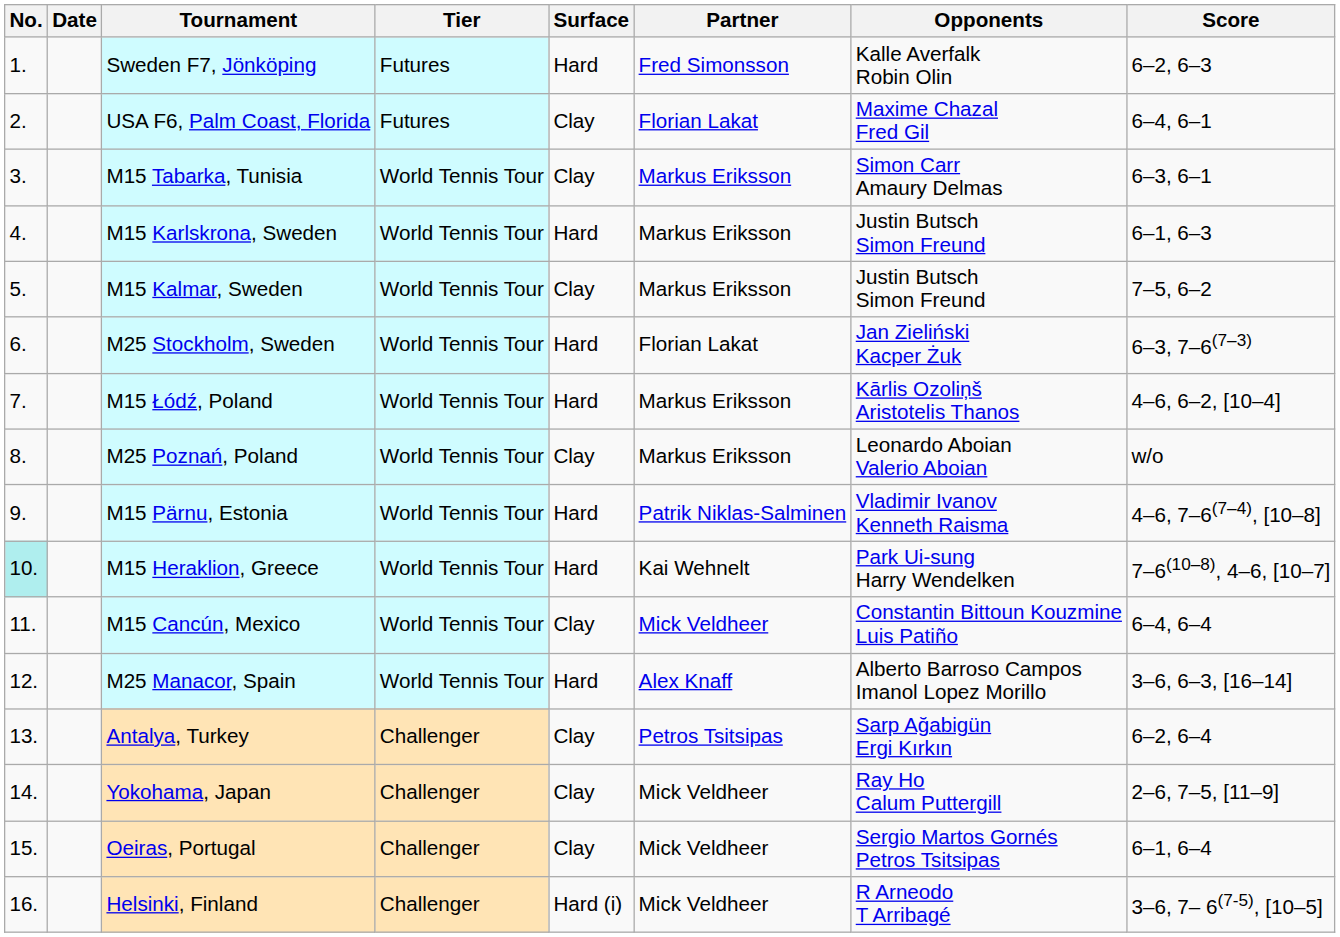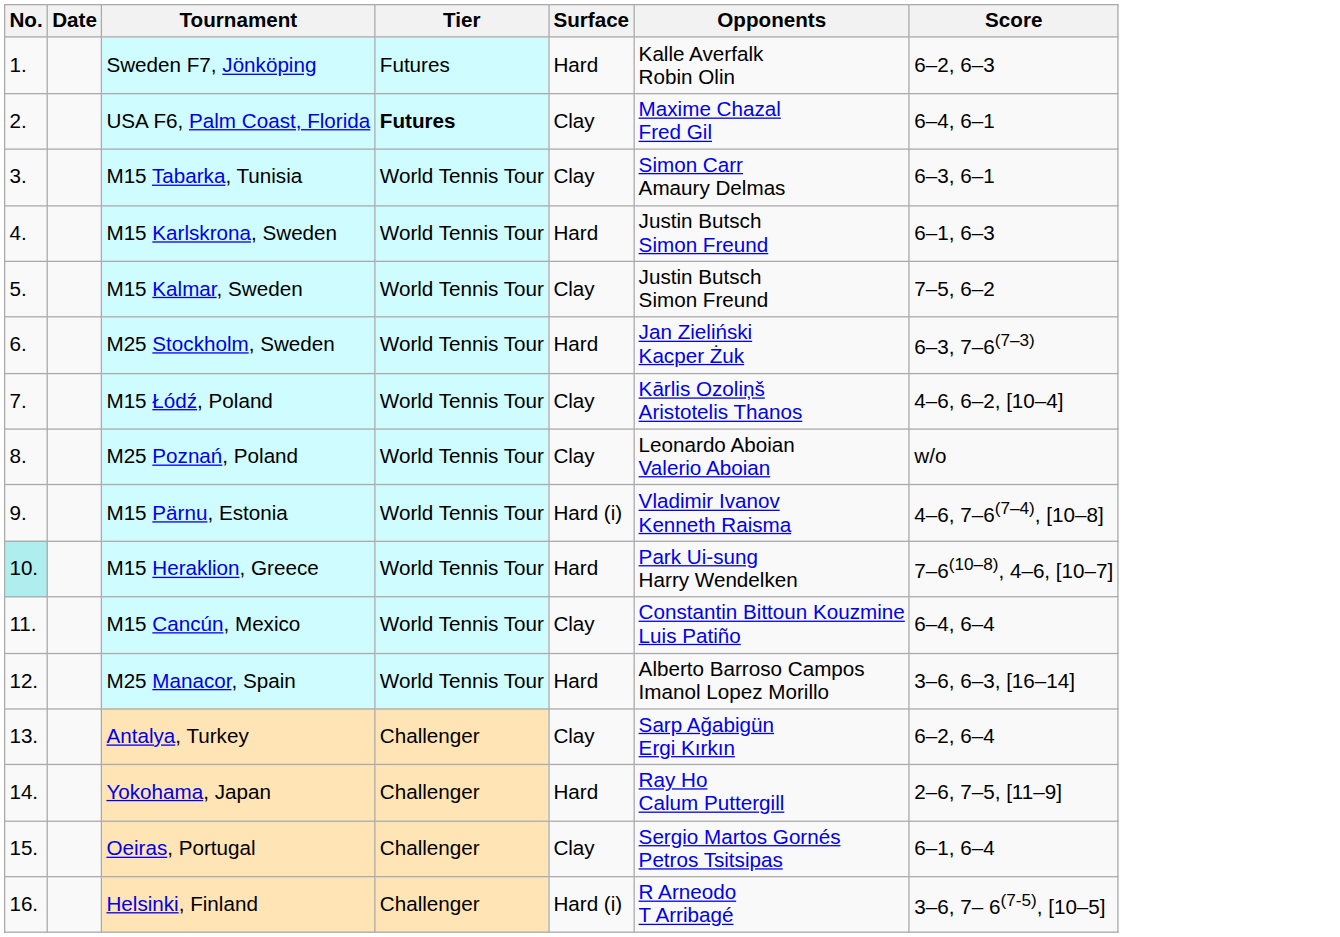- column: (742, 20)
(415, 121) normal -> (418, 121) bold
(576, 400) Hard -> (574, 400) Clay
(576, 512) Hard -> (588, 512) Hard (i)
(574, 792) Clay -> (576, 792) Hard
